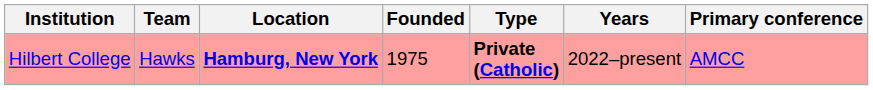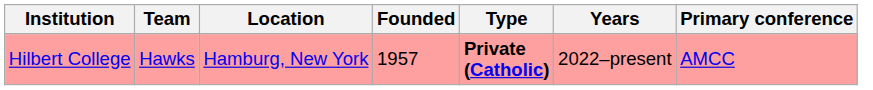(291, 59) bold -> (286, 59) normal
(407, 59) 1975 -> (398, 59) 1957
